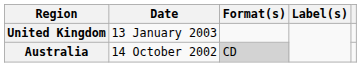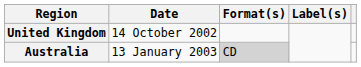(164, 33) 13 January 2003 -> (164, 33) 14 October 2002
(164, 52) 14 October 2002 -> (164, 52) 13 January 2003
